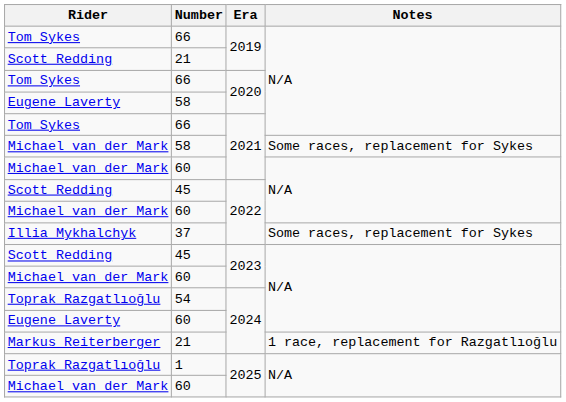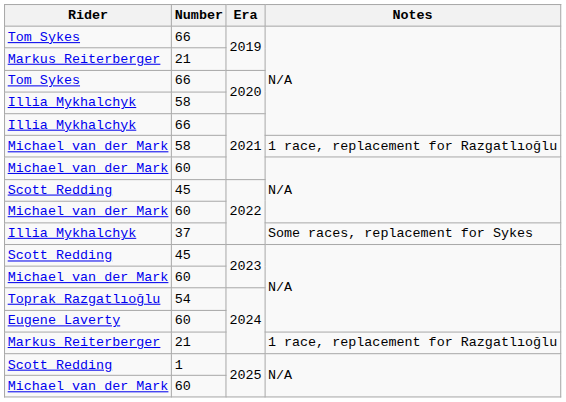(60, 59) Scott Redding -> (84, 59) Markus Reiterberger
(64, 103) Eugene Laverty -> (72, 103) Illia Mykhalchyk
(44, 125) Tom Sykes -> (72, 125) Illia Mykhalchyk
(400, 146) Some races, replacement for Sykes -> (413, 146) 1 race, replacement for Razgatlıoğlu
(84, 365) Toprak Razgatlıoğlu -> (60, 365) Scott Redding
